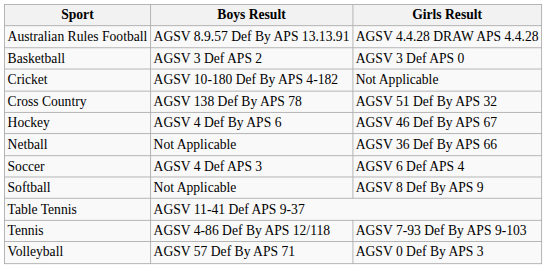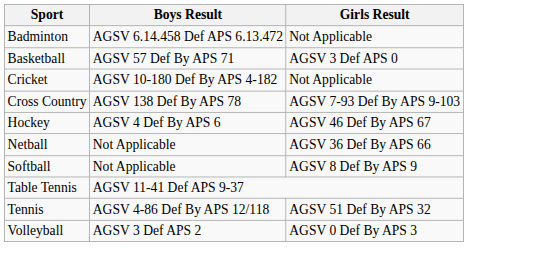- row: (77, 36)
+ row: (38, 36)
(208, 58) AGSV 3 Def APS 2 -> (164, 58) AGSV 57 Def By APS 71
(426, 101) AGSV 51 Def By APS 32 -> (375, 101) AGSV 7-93 Def By APS 9-103
- row: (26, 166)
(441, 230) AGSV 7-93 Def By APS 9-103 -> (360, 209) AGSV 51 Def By APS 32
(224, 252) AGSV 57 Def By APS 71 -> (147, 230) AGSV 3 Def APS 2
